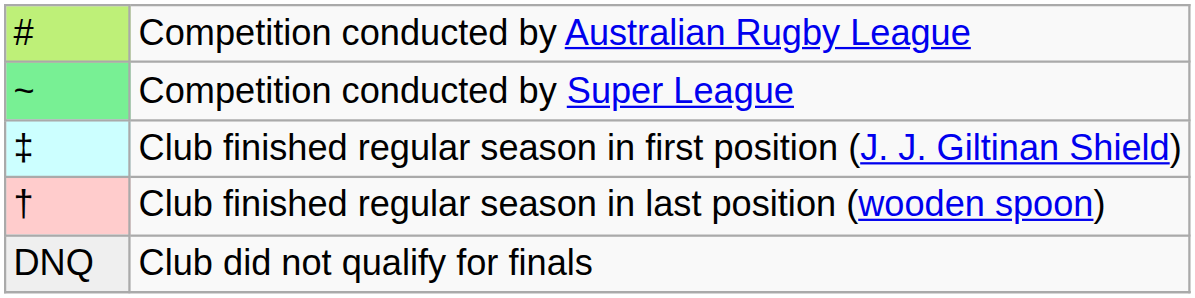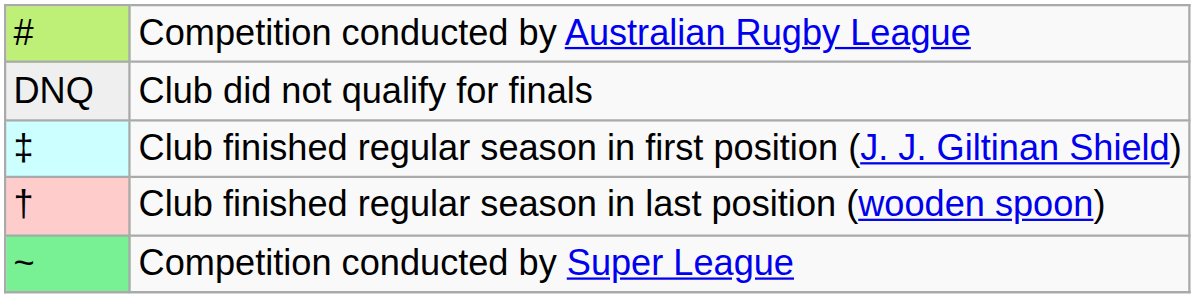rows swapped: (466, 90) <-> (366, 262)
